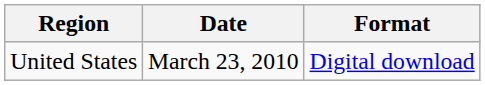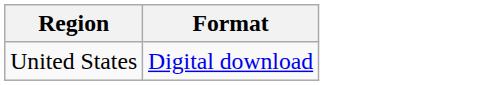- column: (223, 23)
